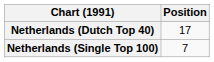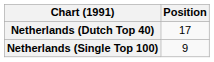(185, 48) 7 -> (185, 48) 9
